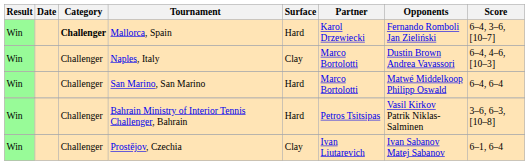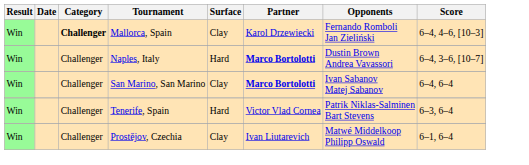(294, 32) Hard -> (219, 32) Clay
(488, 32) 6–4, 3–6, [10–7] -> (451, 32) 6–4, 4–6, [10–3]
(294, 58) Clay -> (219, 58) Hard
(339, 58) normal -> (280, 58) bold
(488, 58) 6–4, 4–6, [10–3] -> (451, 58) 6–4, 3–6, [10–7]
(294, 84) Hard -> (219, 84) Clay
(339, 84) normal -> (280, 84) bold
(425, 84) Matwé Middelkoop Philipp Oswald -> (354, 84) Ivan Sabanov Matej Sabanov
+ row: (140, 110)
- row: (178, 116)
(416, 147) Ivan Sabanov Matej Sabanov -> (363, 136) Matwé Middelkoop Philipp Oswald
